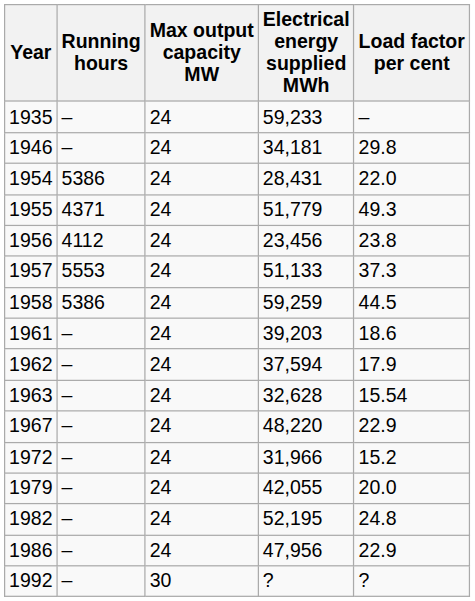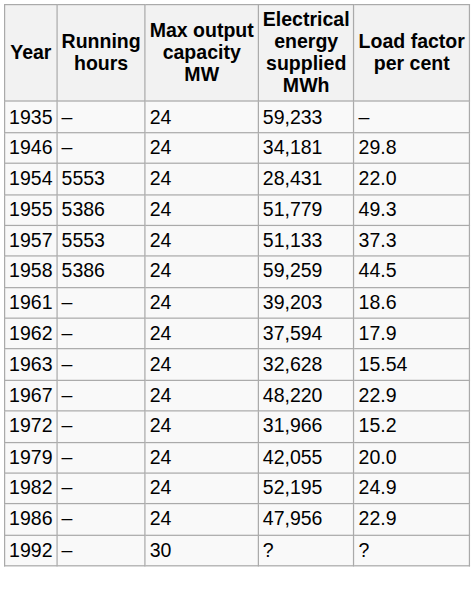(83, 178) 5386 -> (83, 178) 5553
(83, 209) 4371 -> (83, 209) 5386
- row: (31, 240)
(378, 519) 24.8 -> (378, 488) 24.9
